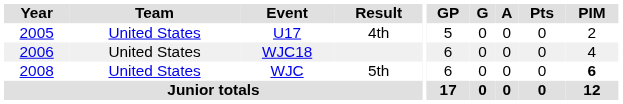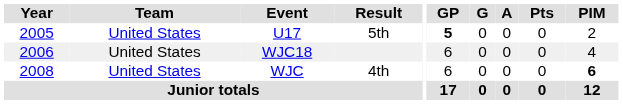(379, 32) 4th -> (379, 32) 5th
(448, 32) normal -> (448, 32) bold
(379, 71) 5th -> (379, 71) 4th
